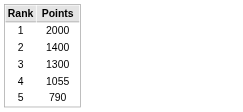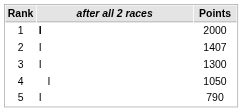+ column: (115, 14)
(58, 48) 1400 -> (215, 48) 1407
(58, 81) 1055 -> (215, 81) 1050
